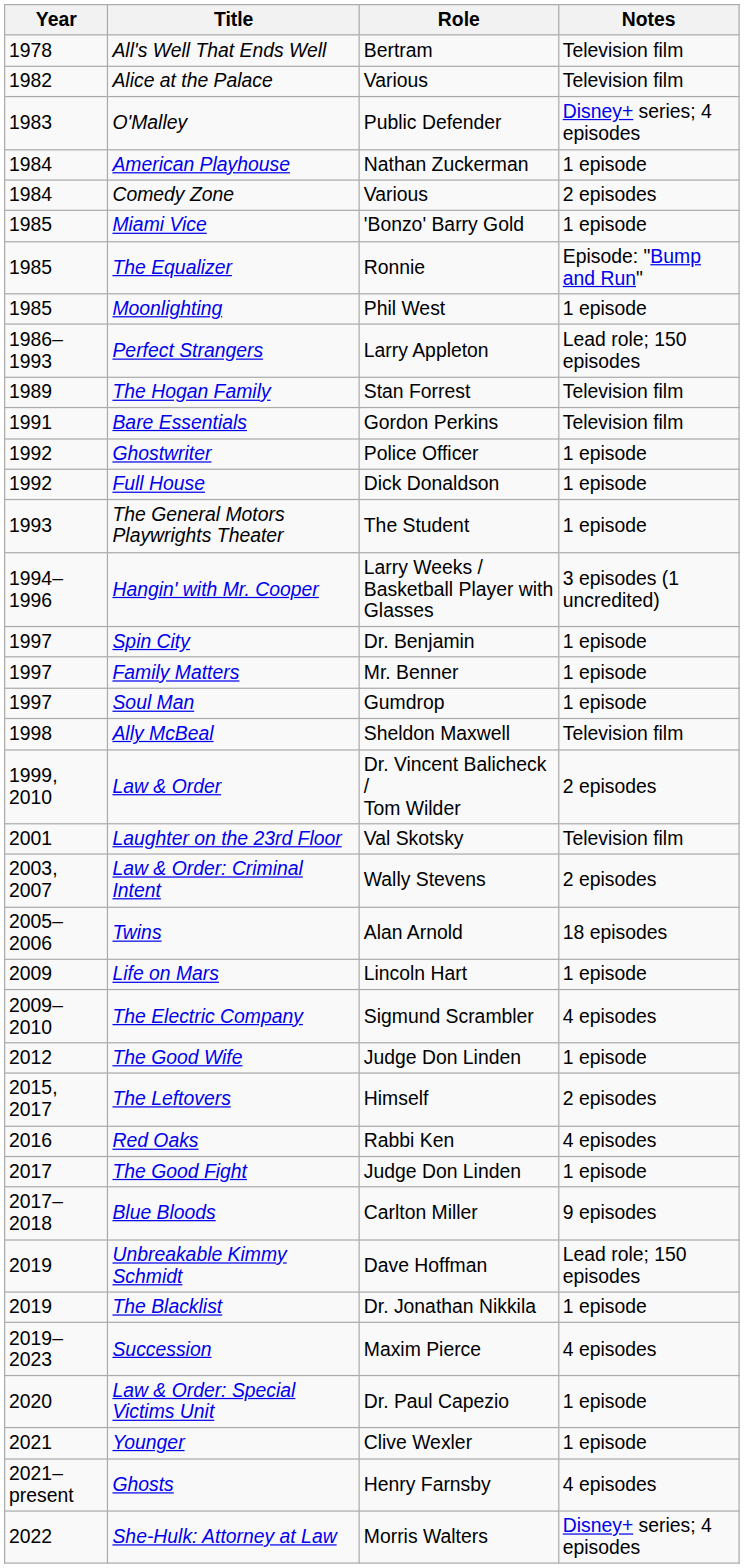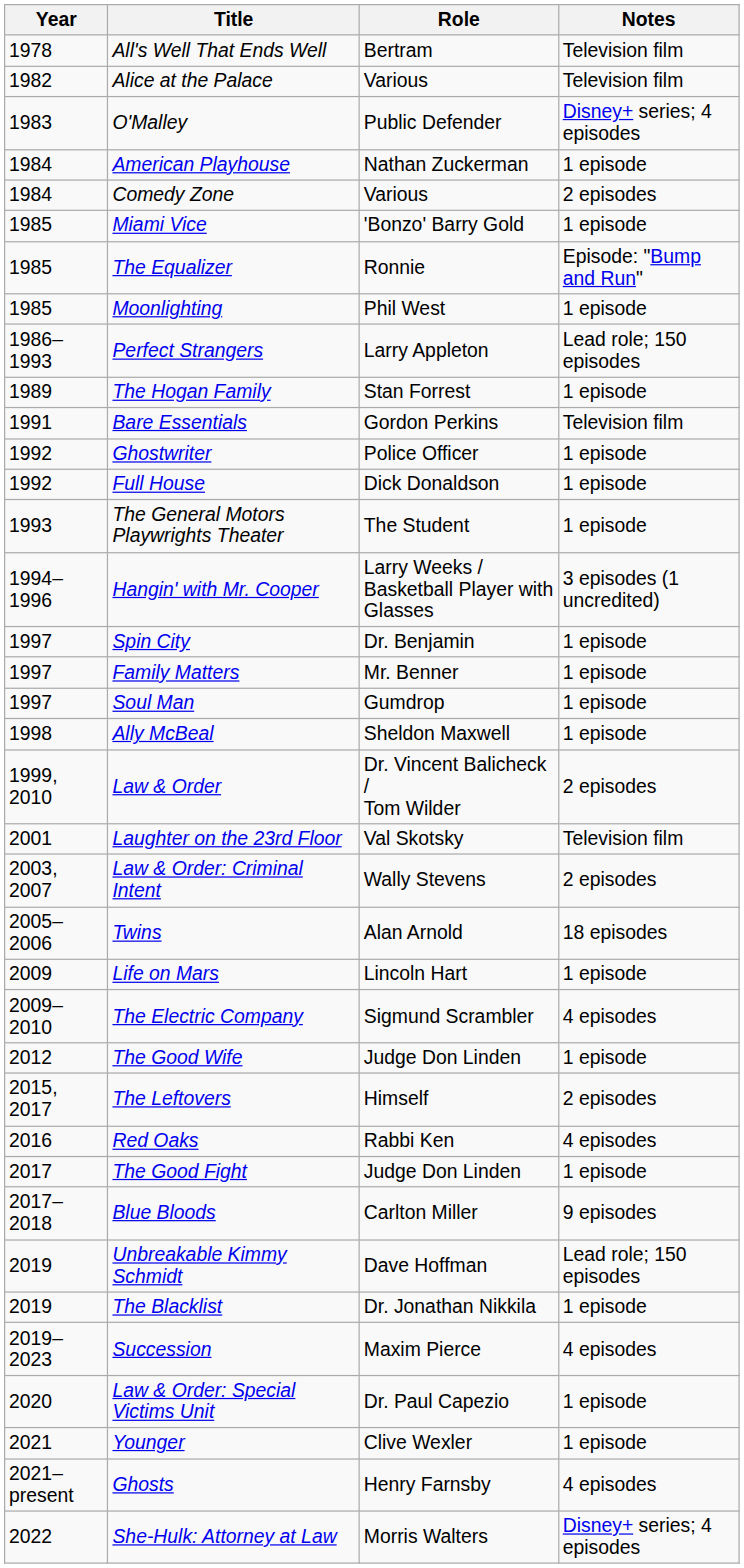(623, 392) Television film -> (605, 392) 1 episode
(623, 733) Television film -> (605, 733) 1 episode
